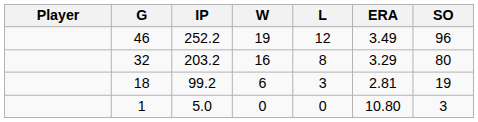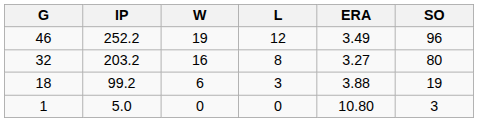- column: (58, 15)
(383, 60) 3.29 -> (356, 60) 3.27
(383, 83) 2.81 -> (356, 83) 3.88
